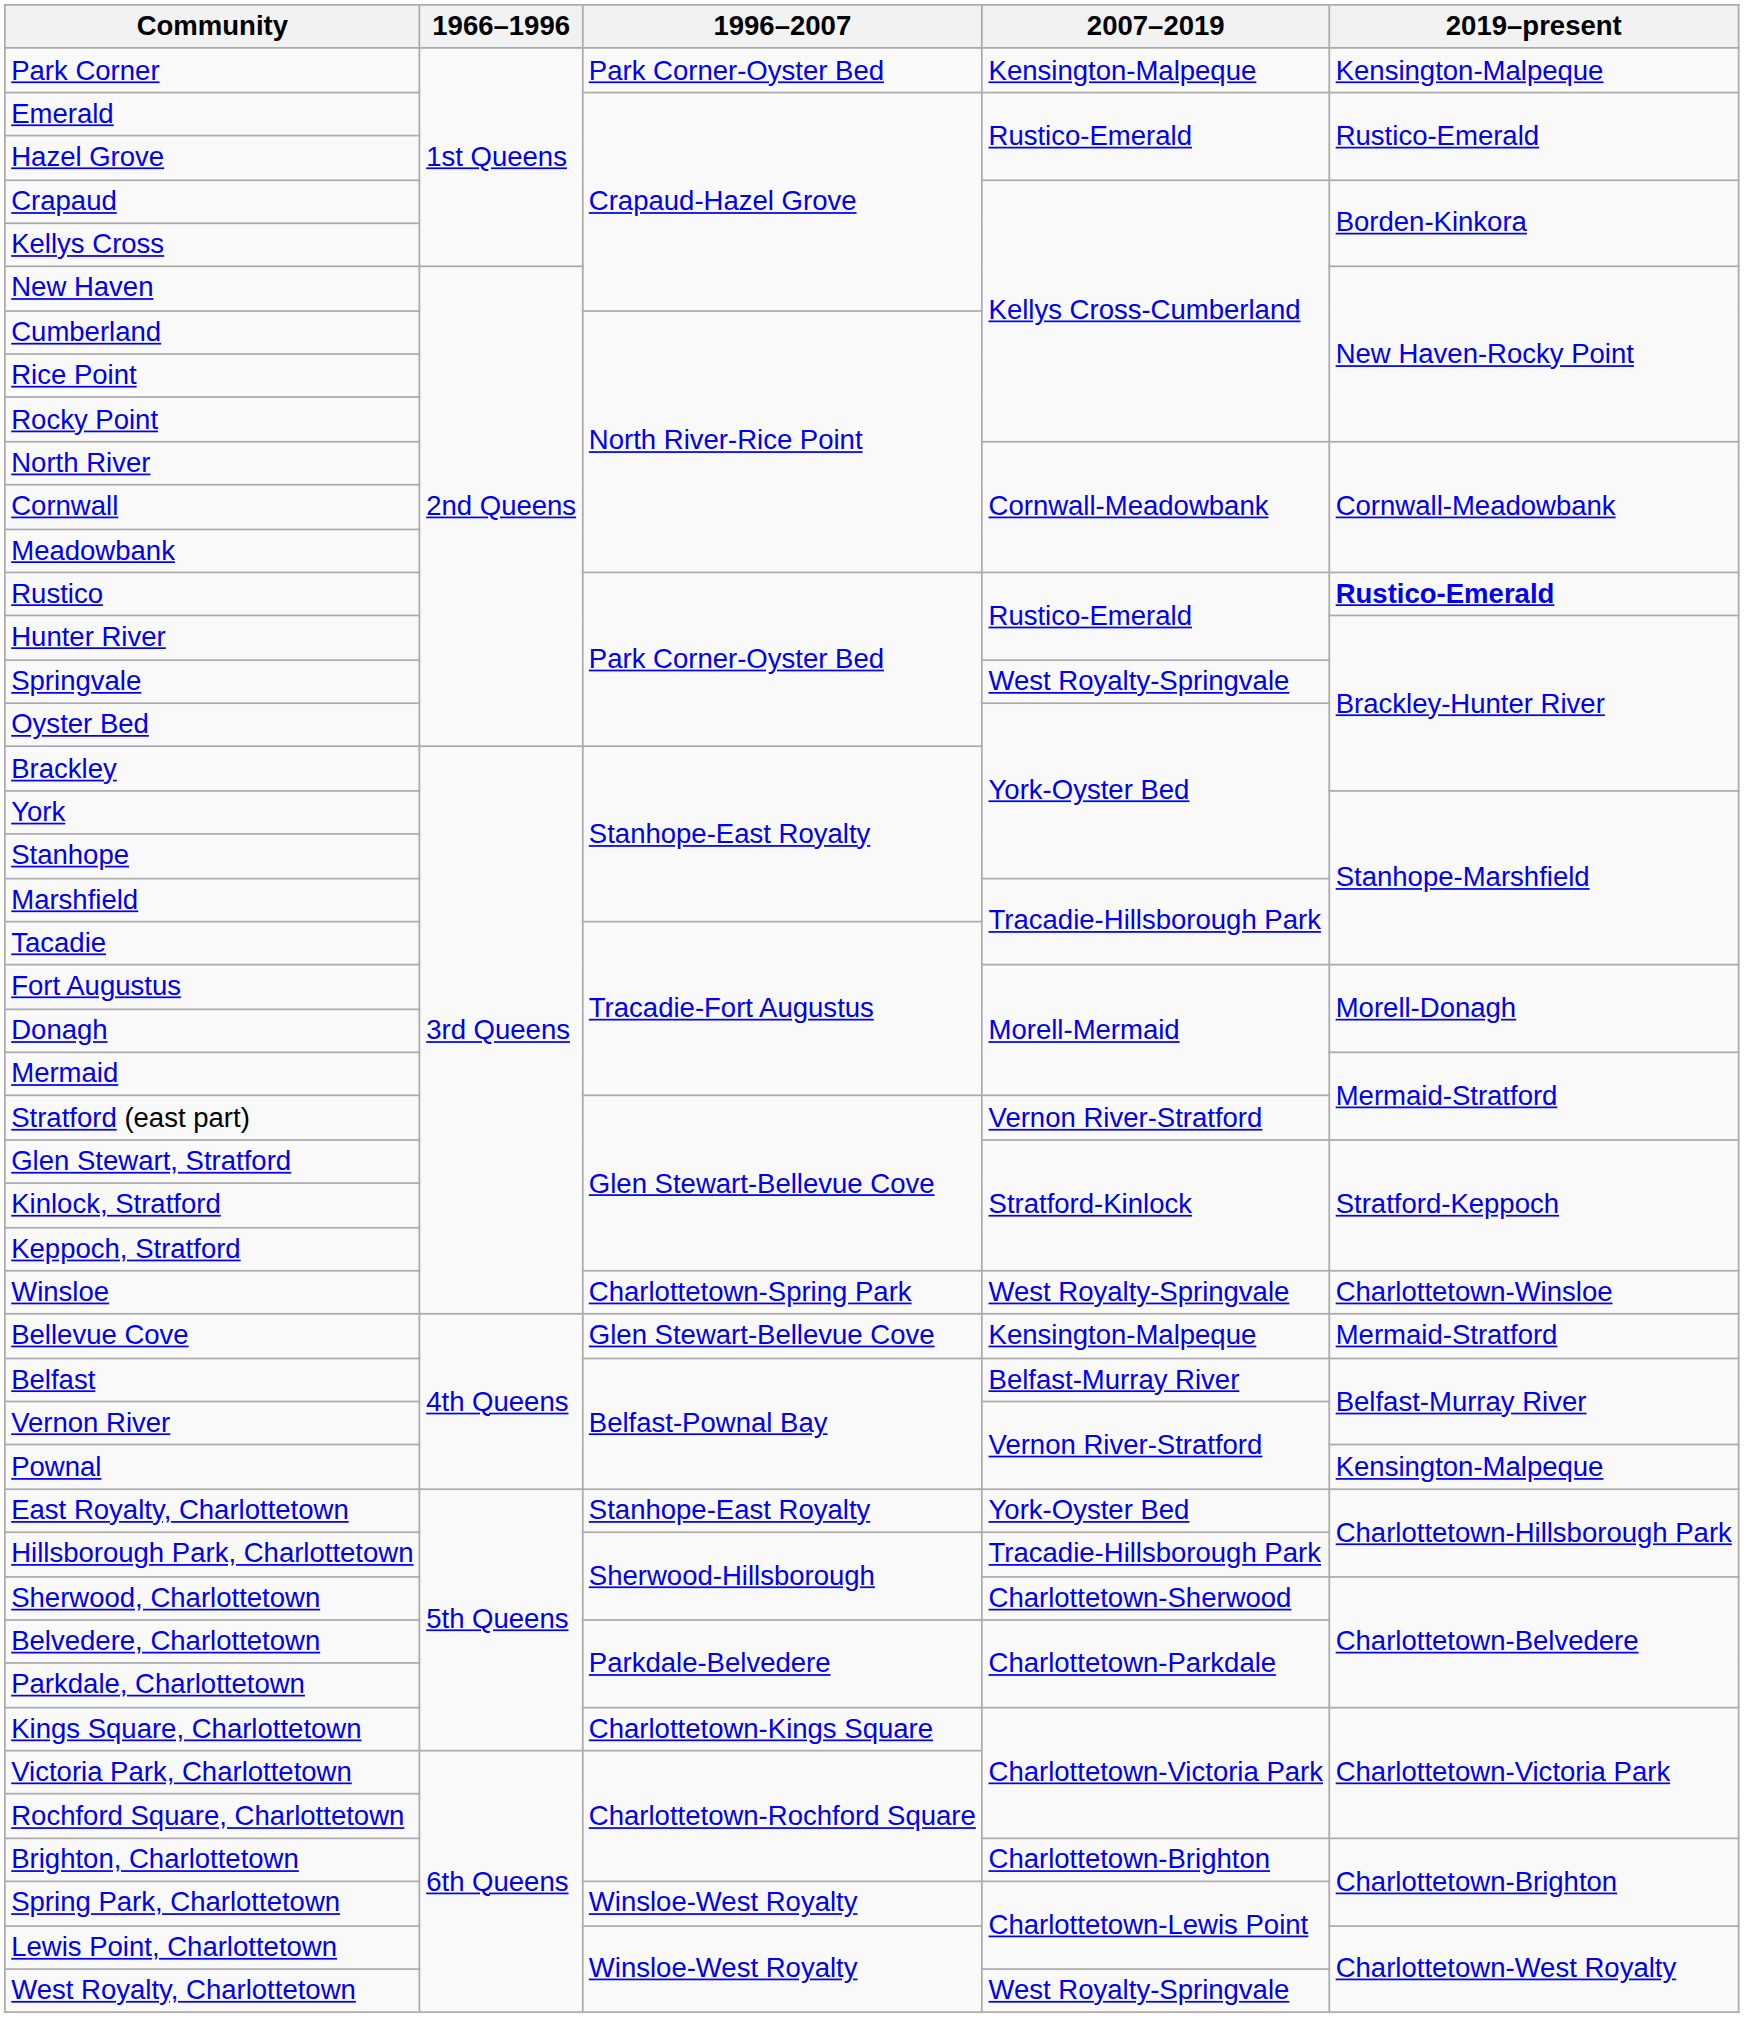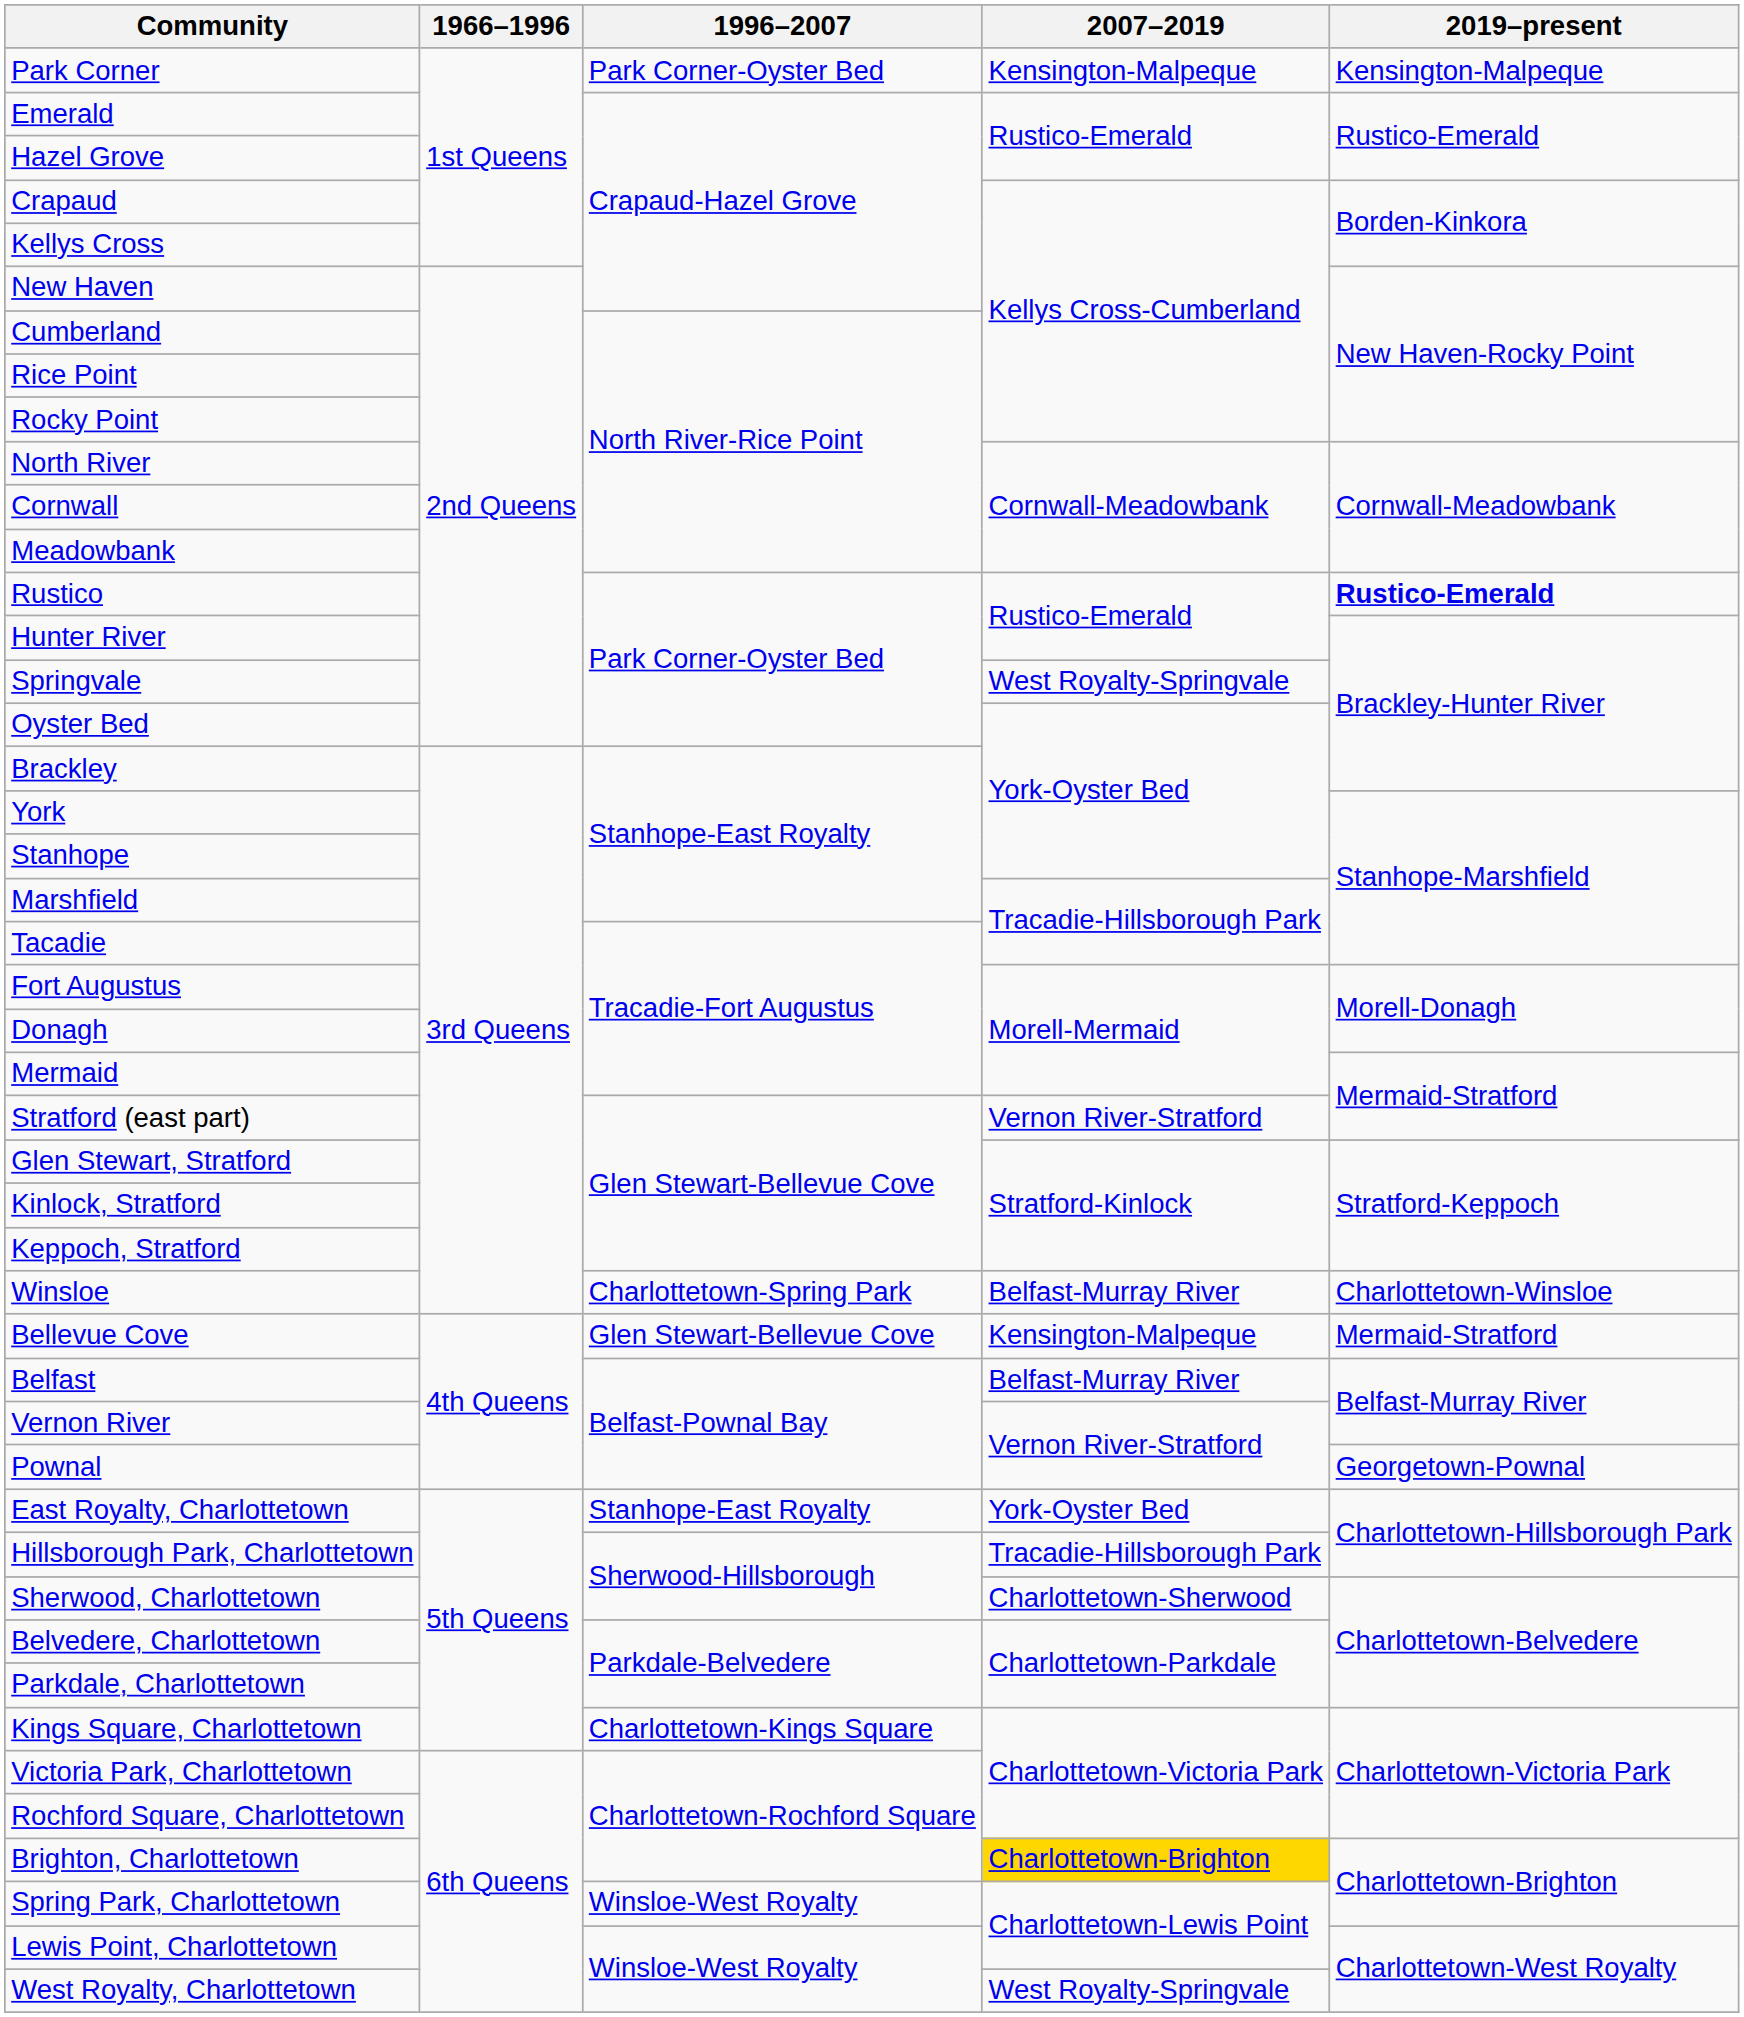(1139, 1292) West Royalty-Springvale -> (1114, 1292) Belfast-Murray River
(1470, 1466) Kensington-Malpeque -> (1460, 1466) Georgetown-Pownal
(1129, 1859) no background -> (1129, 1859) gold background
